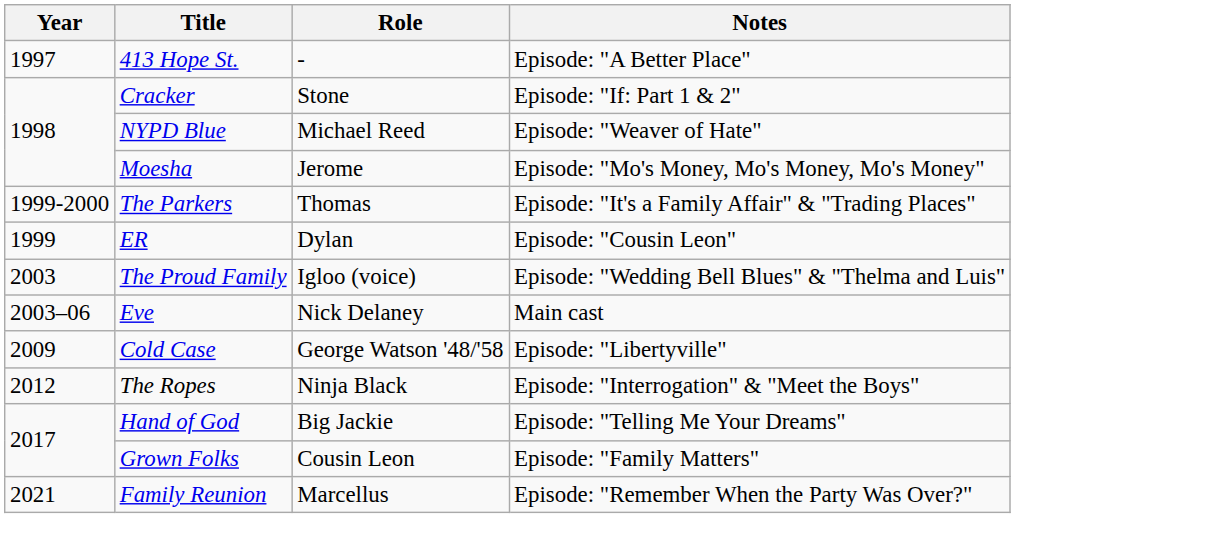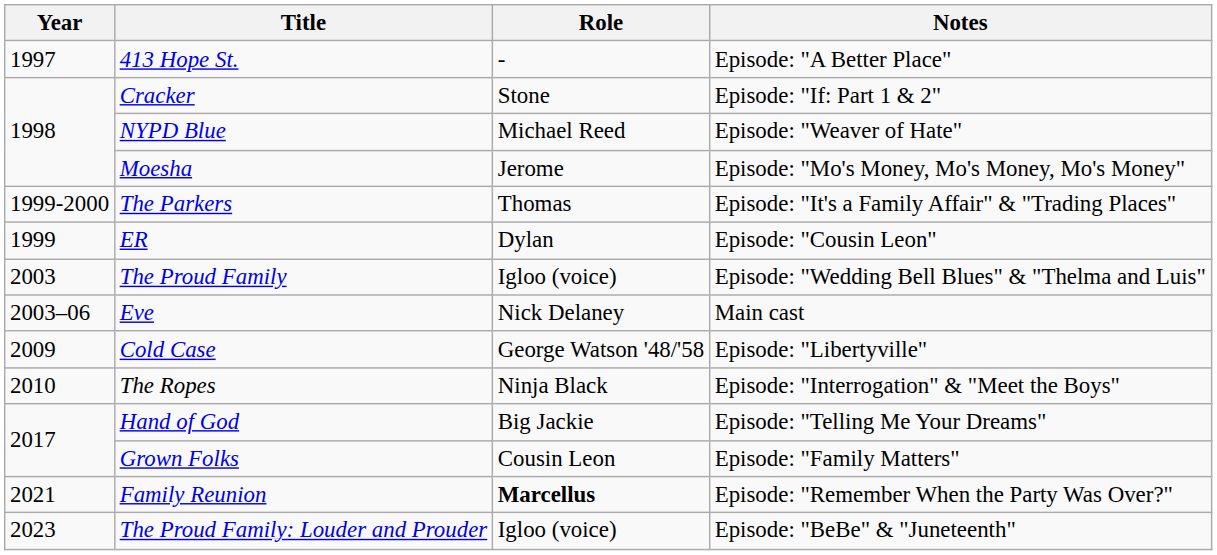(33, 385) 2012 -> (33, 385) 2010
(343, 494) normal -> (546, 494) bold
+ row: (303, 530)
